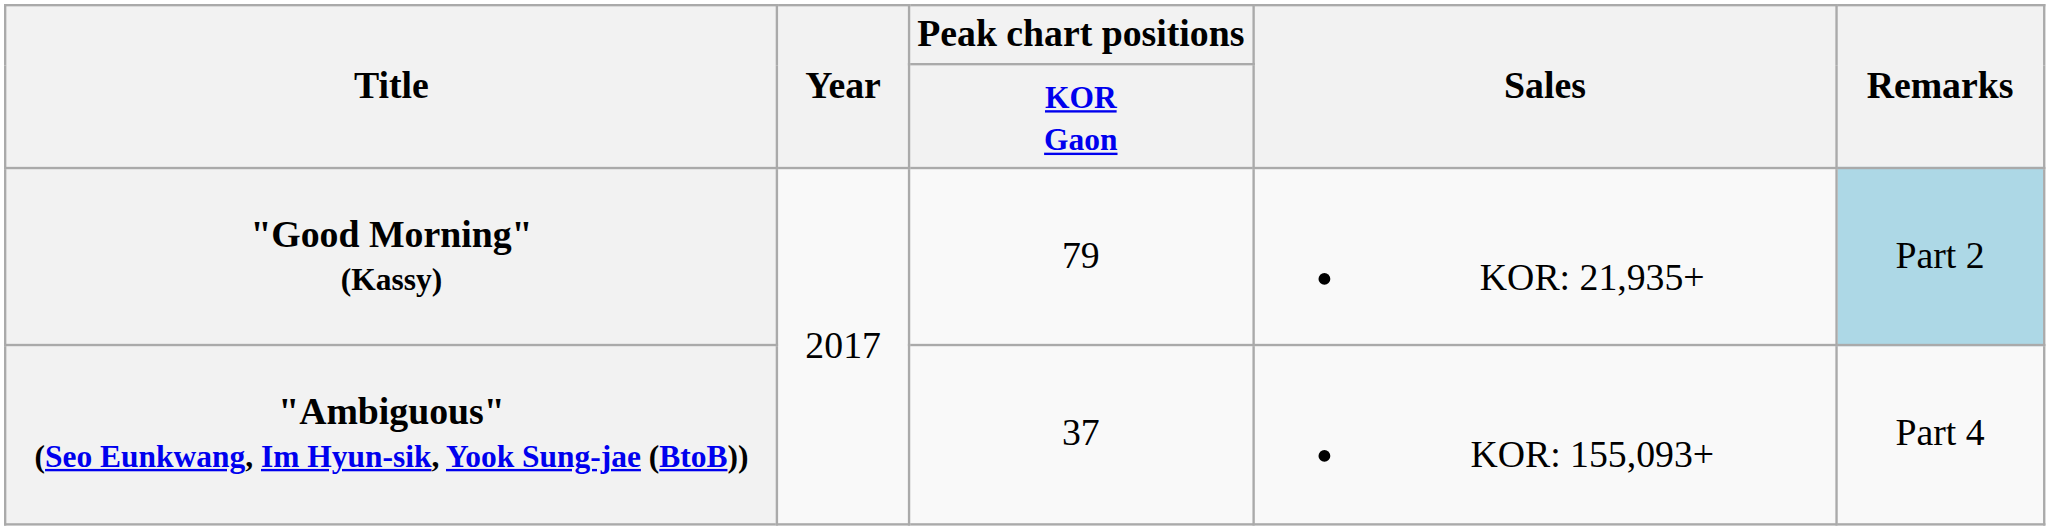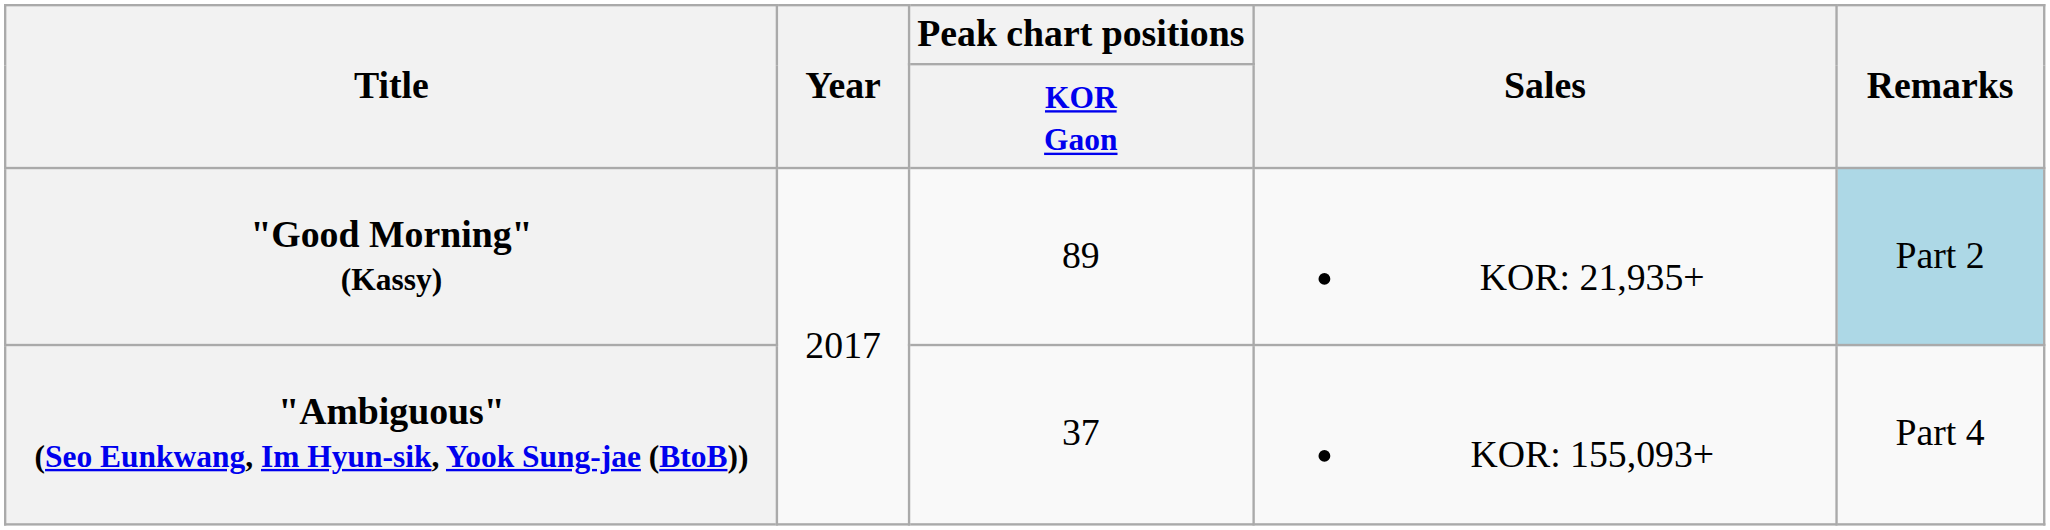(1081, 255) 79 -> (1081, 255) 89
